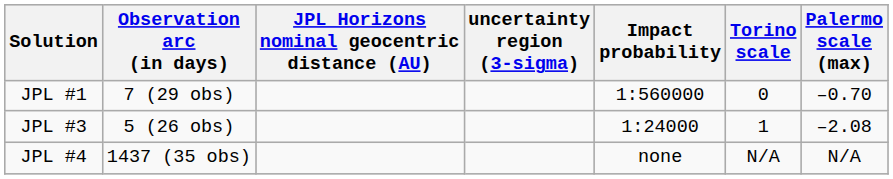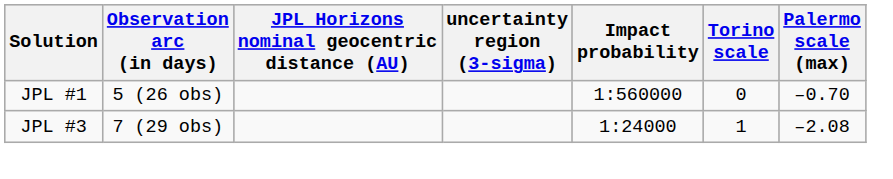(179, 95) 7 (29 obs) -> (168, 95) 5 (26 obs)
(179, 126) 5 (26 obs) -> (168, 126) 7 (29 obs)
- row: (54, 157)
